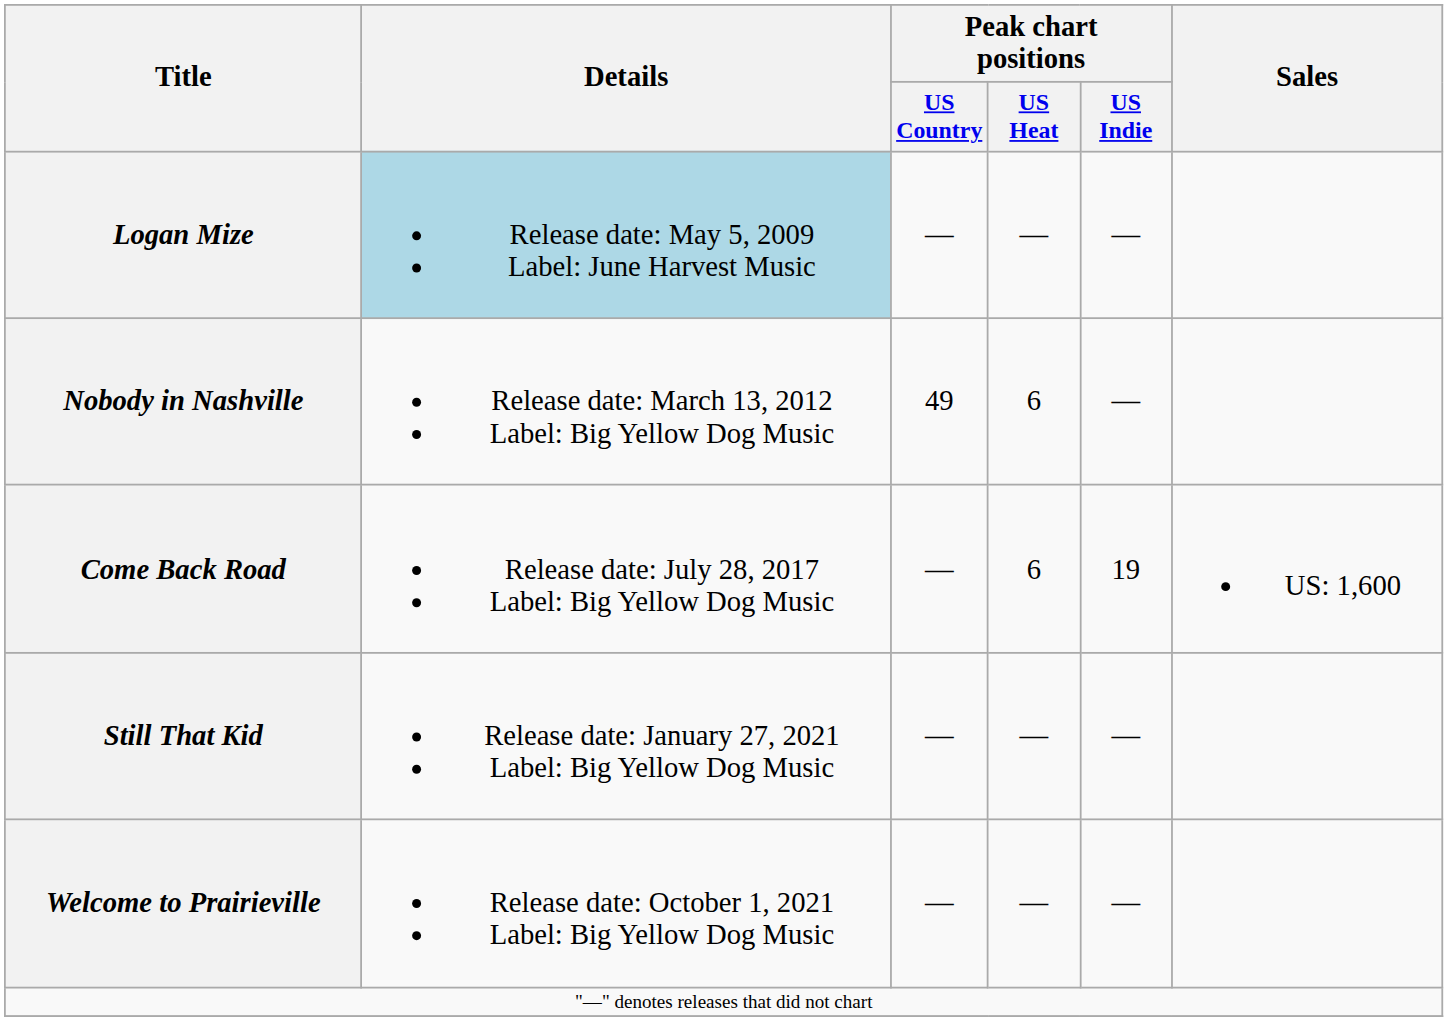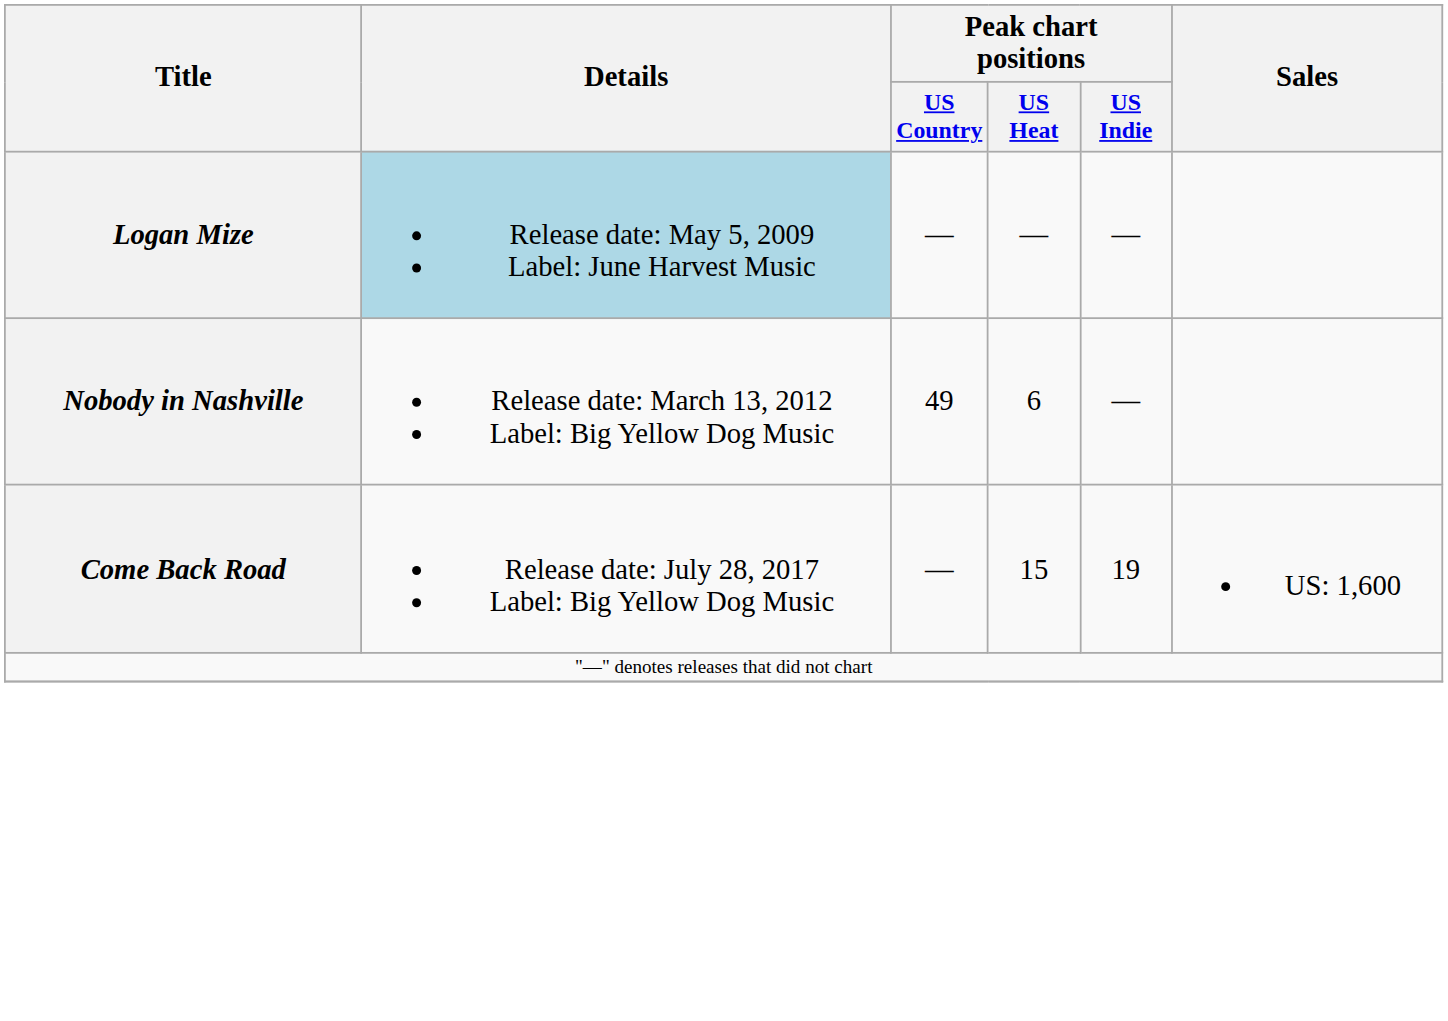(1034, 568) 6 -> (1034, 568) 15
- row: (183, 735)
- row: (183, 902)
